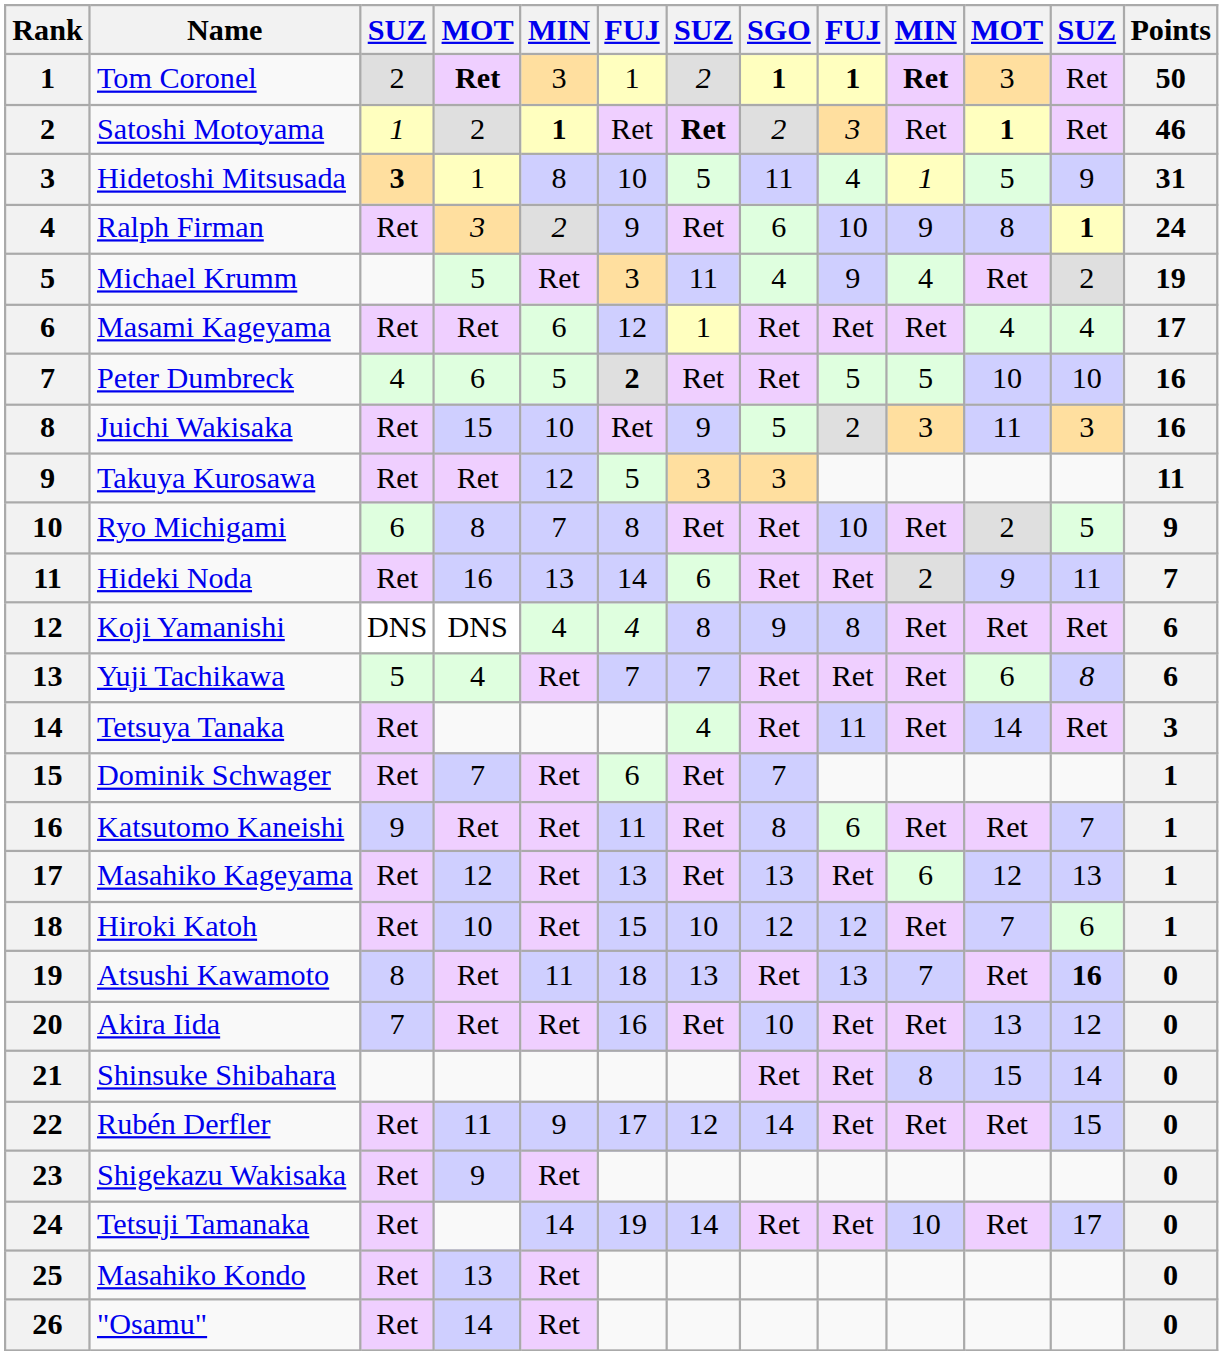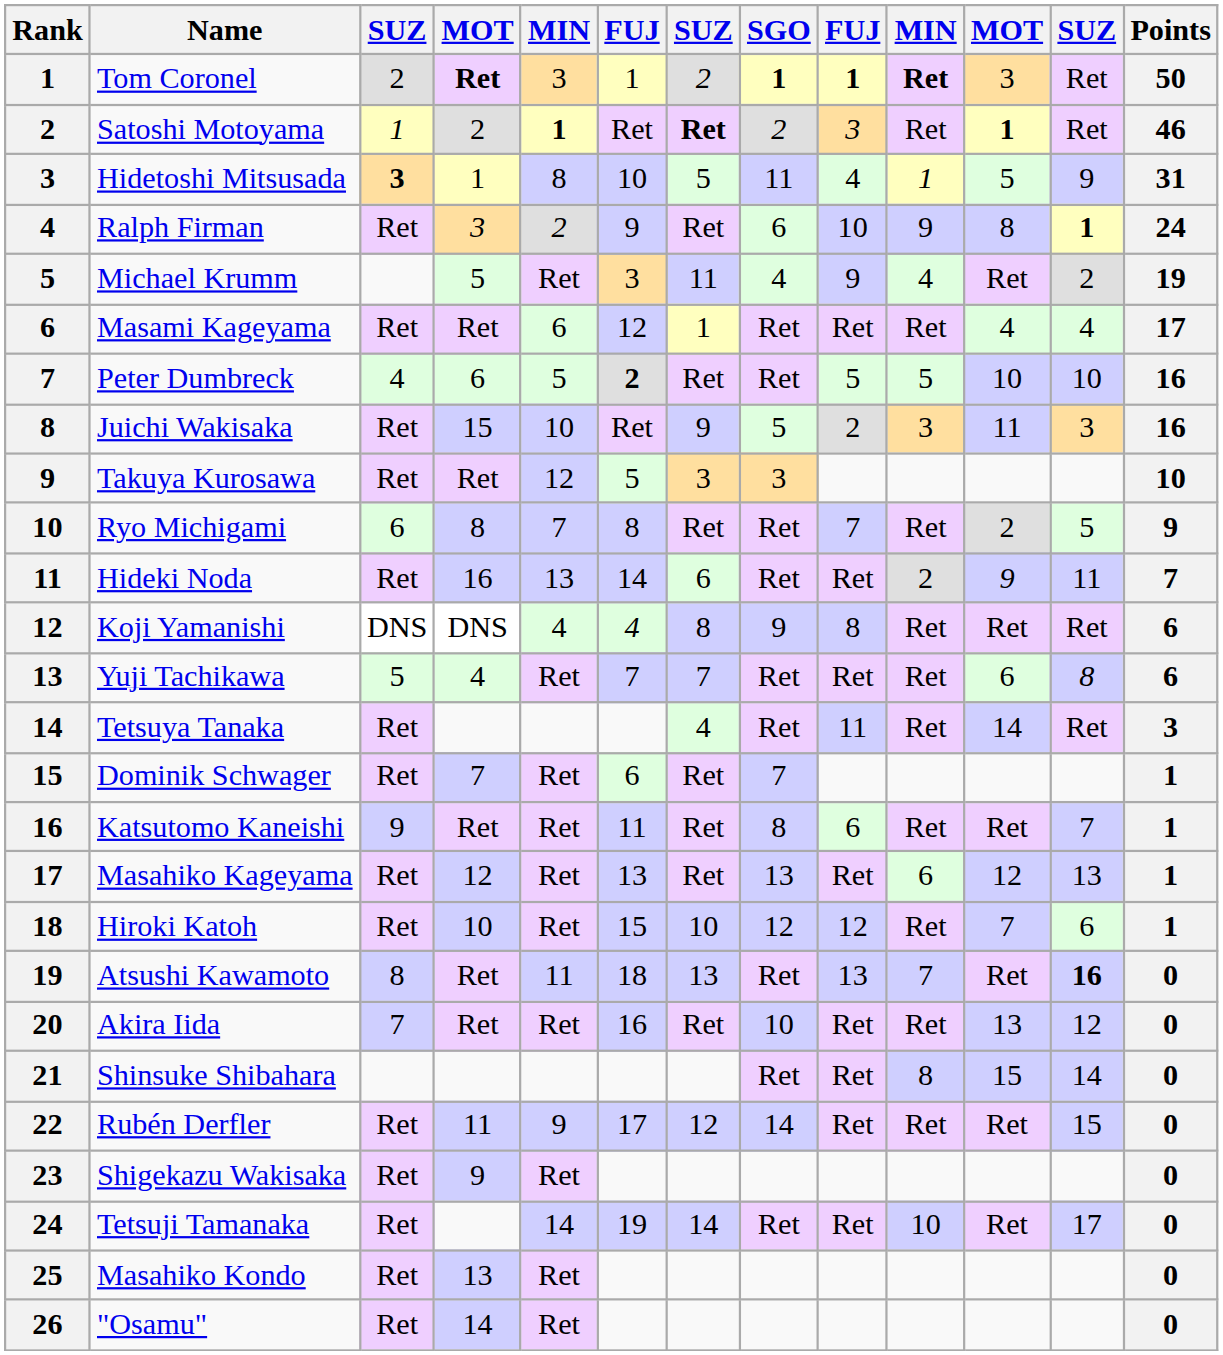(1171, 477) 11 -> (1171, 477) 10
(853, 527) 10 -> (853, 527) 7
